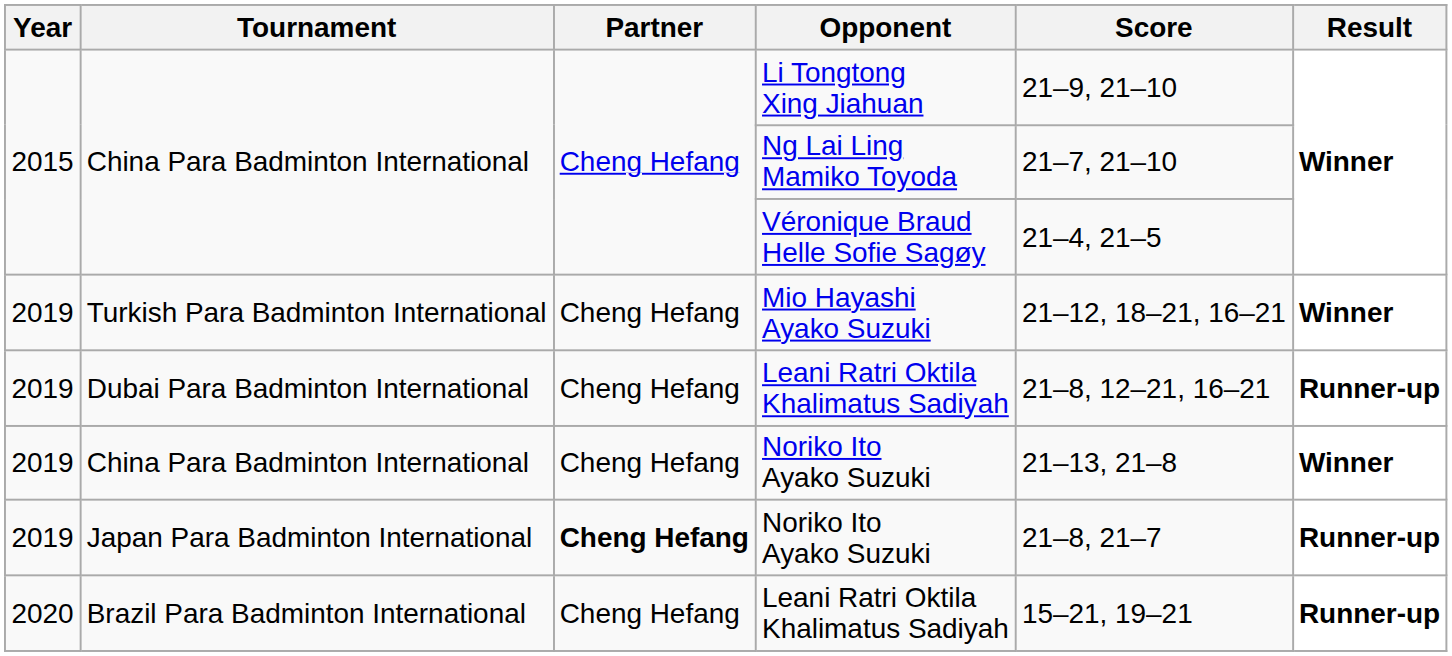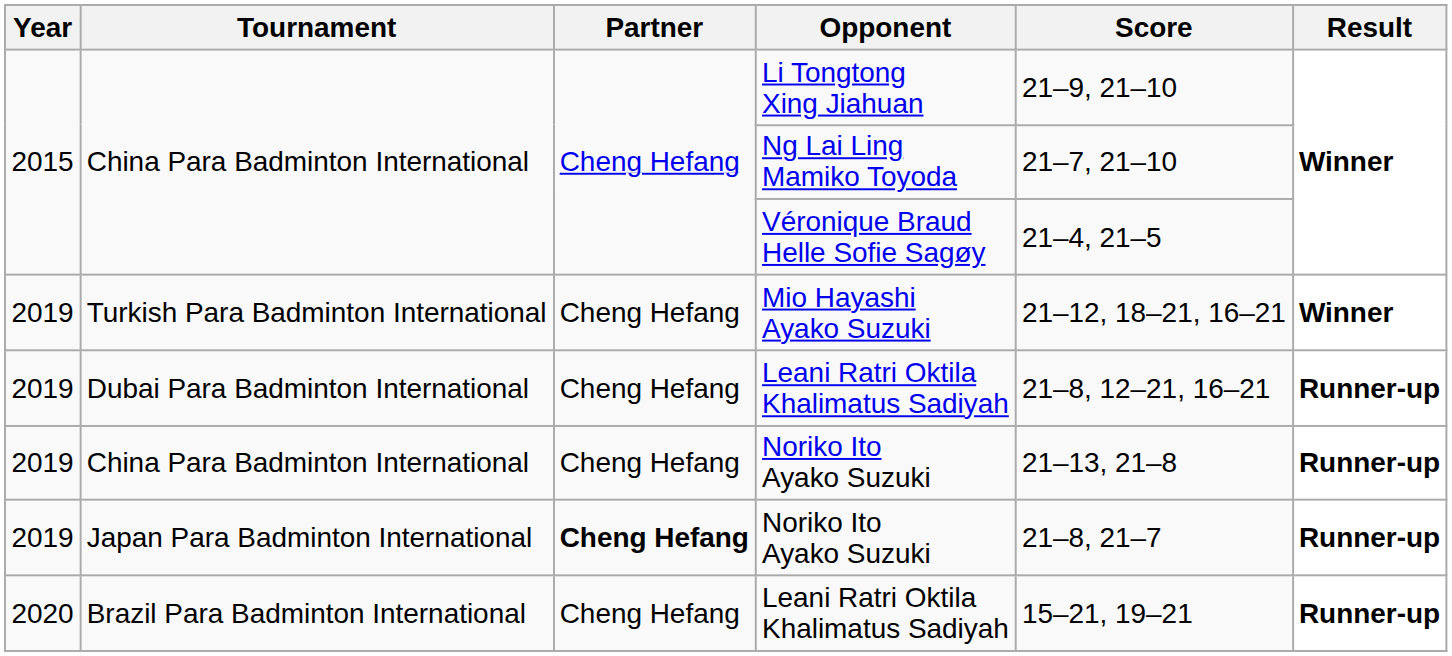(1346, 463) Winner -> (1369, 463) Runner-up
